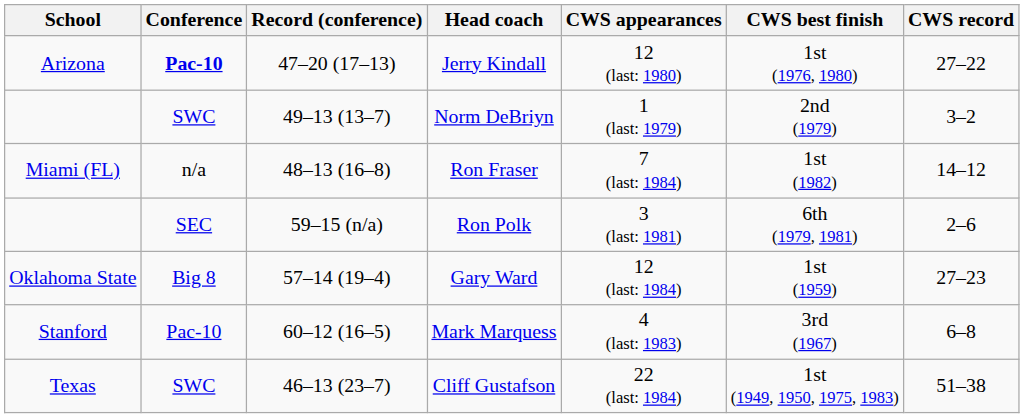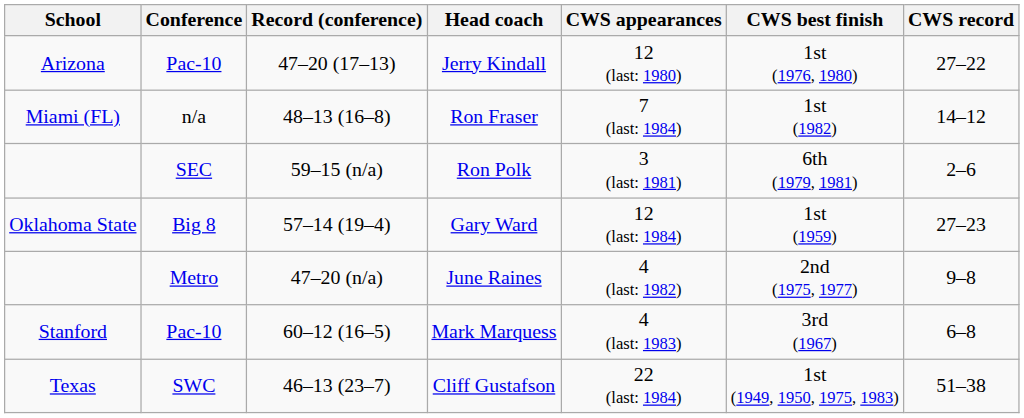(194, 62) bold -> (194, 62) normal
- row: (494, 116)
+ row: (494, 277)
